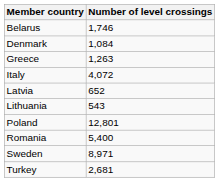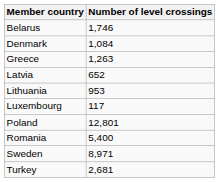- row: (16, 75)
(97, 106) 543 -> (97, 91) 953
+ row: (34, 106)
